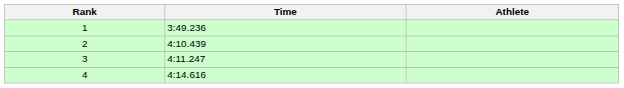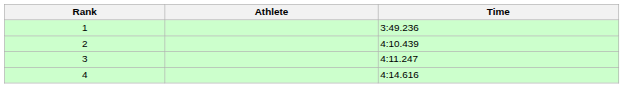columns swapped: (512, 12) <-> (285, 12)
